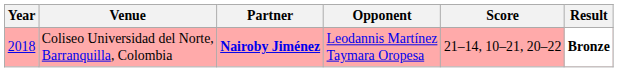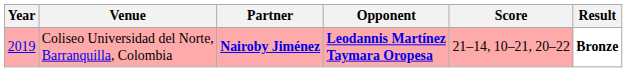(22, 47) 2018 -> (22, 47) 2019
(382, 47) normal -> (386, 47) bold
